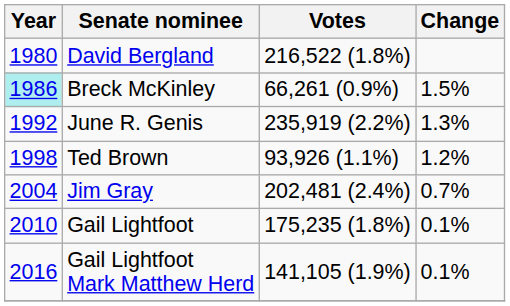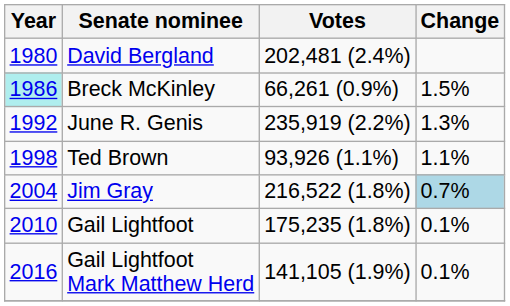(337, 55) 216,522 (1.8%) -> (337, 55) 202,481 (2.4%)
(445, 157) 1.2% -> (445, 157) 1.1%
(337, 191) 202,481 (2.4%) -> (337, 191) 216,522 (1.8%)
(445, 191) no background -> (445, 191) lightblue background
